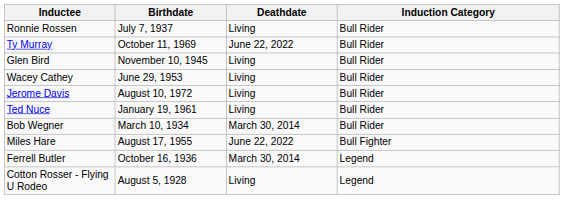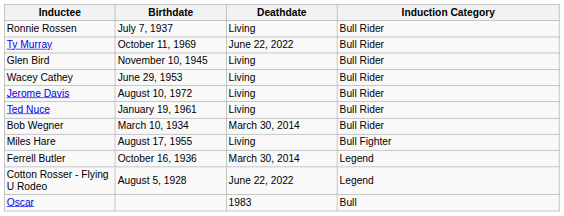(261, 142) June 22, 2022 -> (242, 142) Living
(242, 180) Living -> (261, 180) June 22, 2022
+ row: (20, 202)
